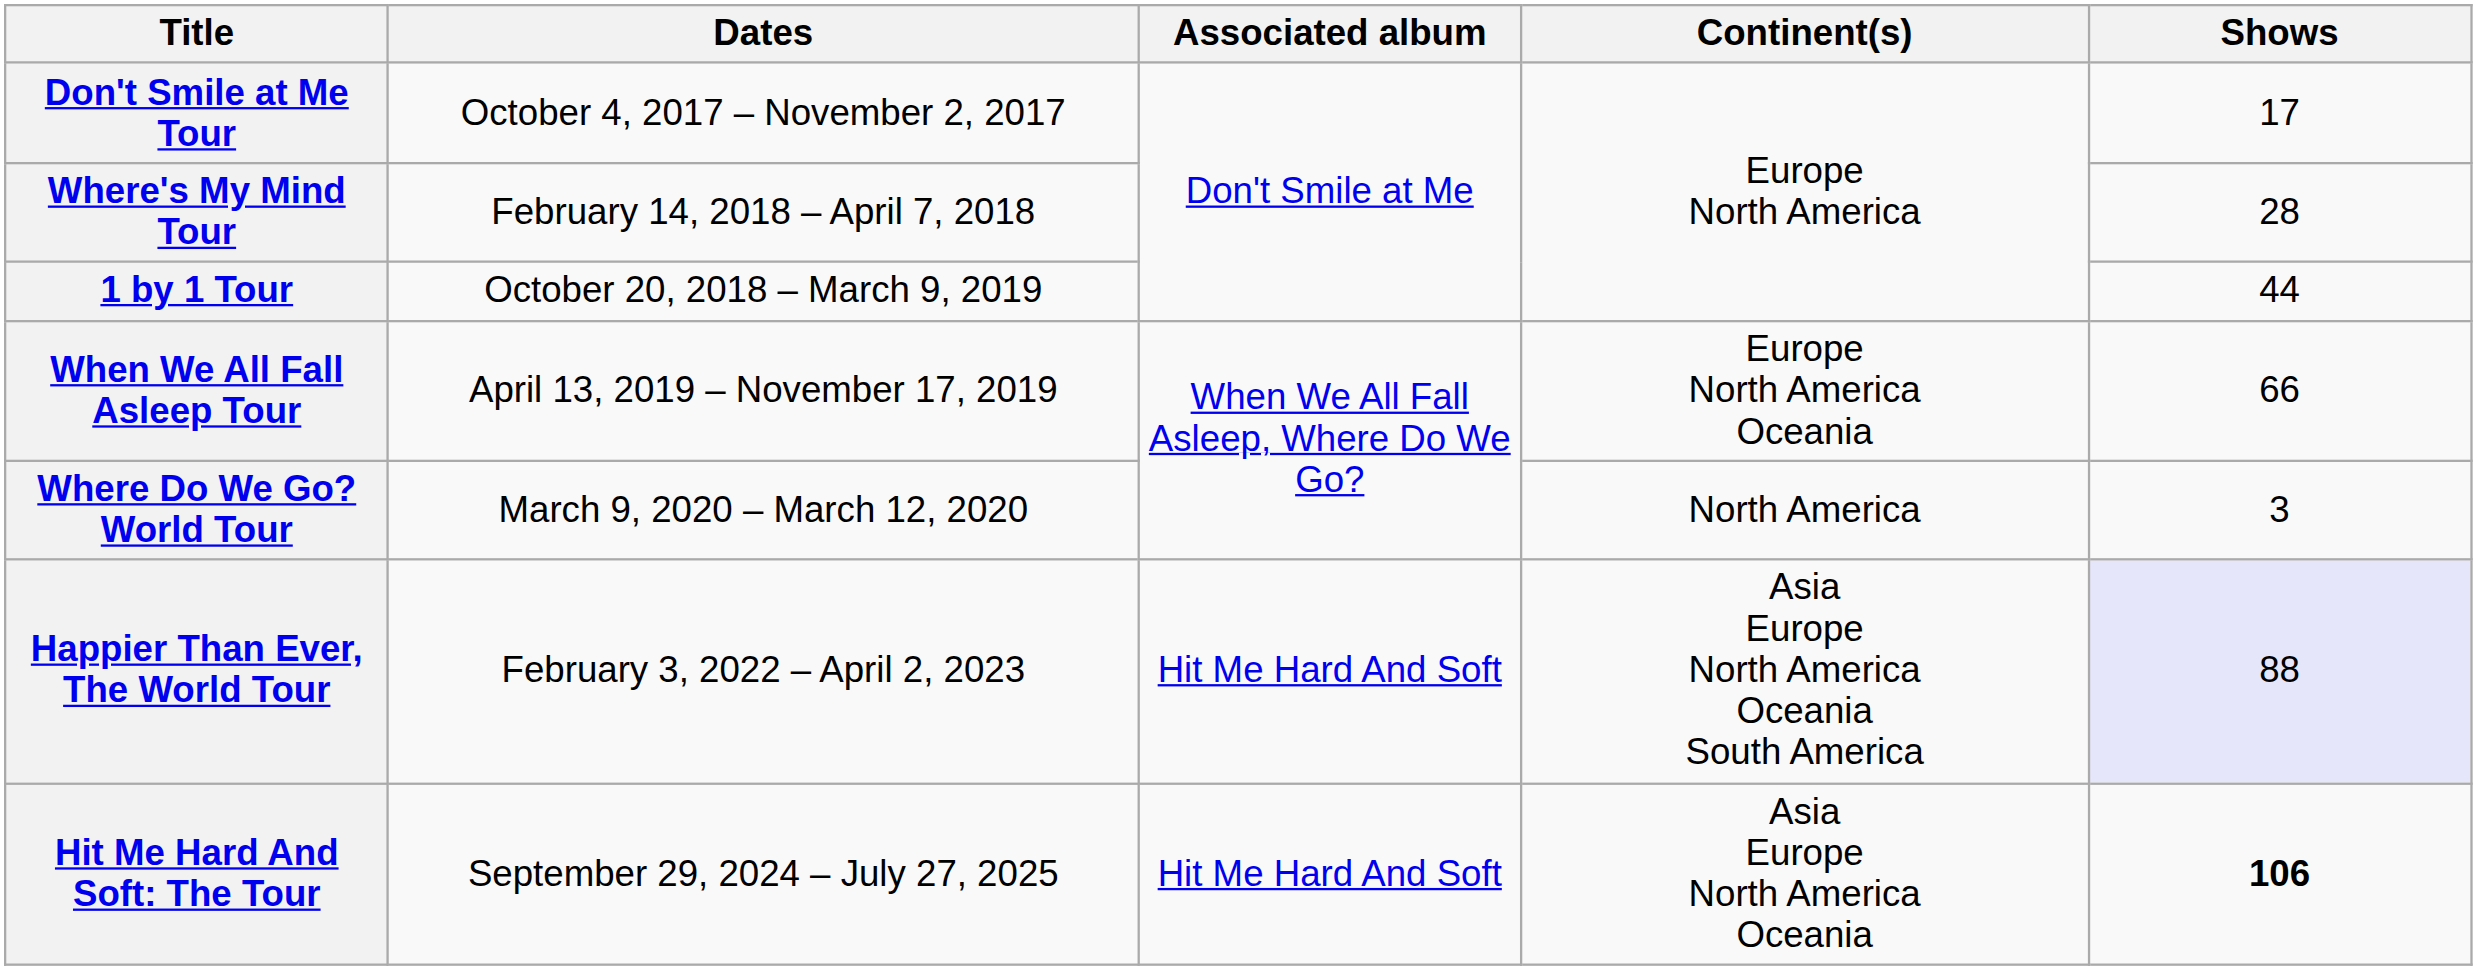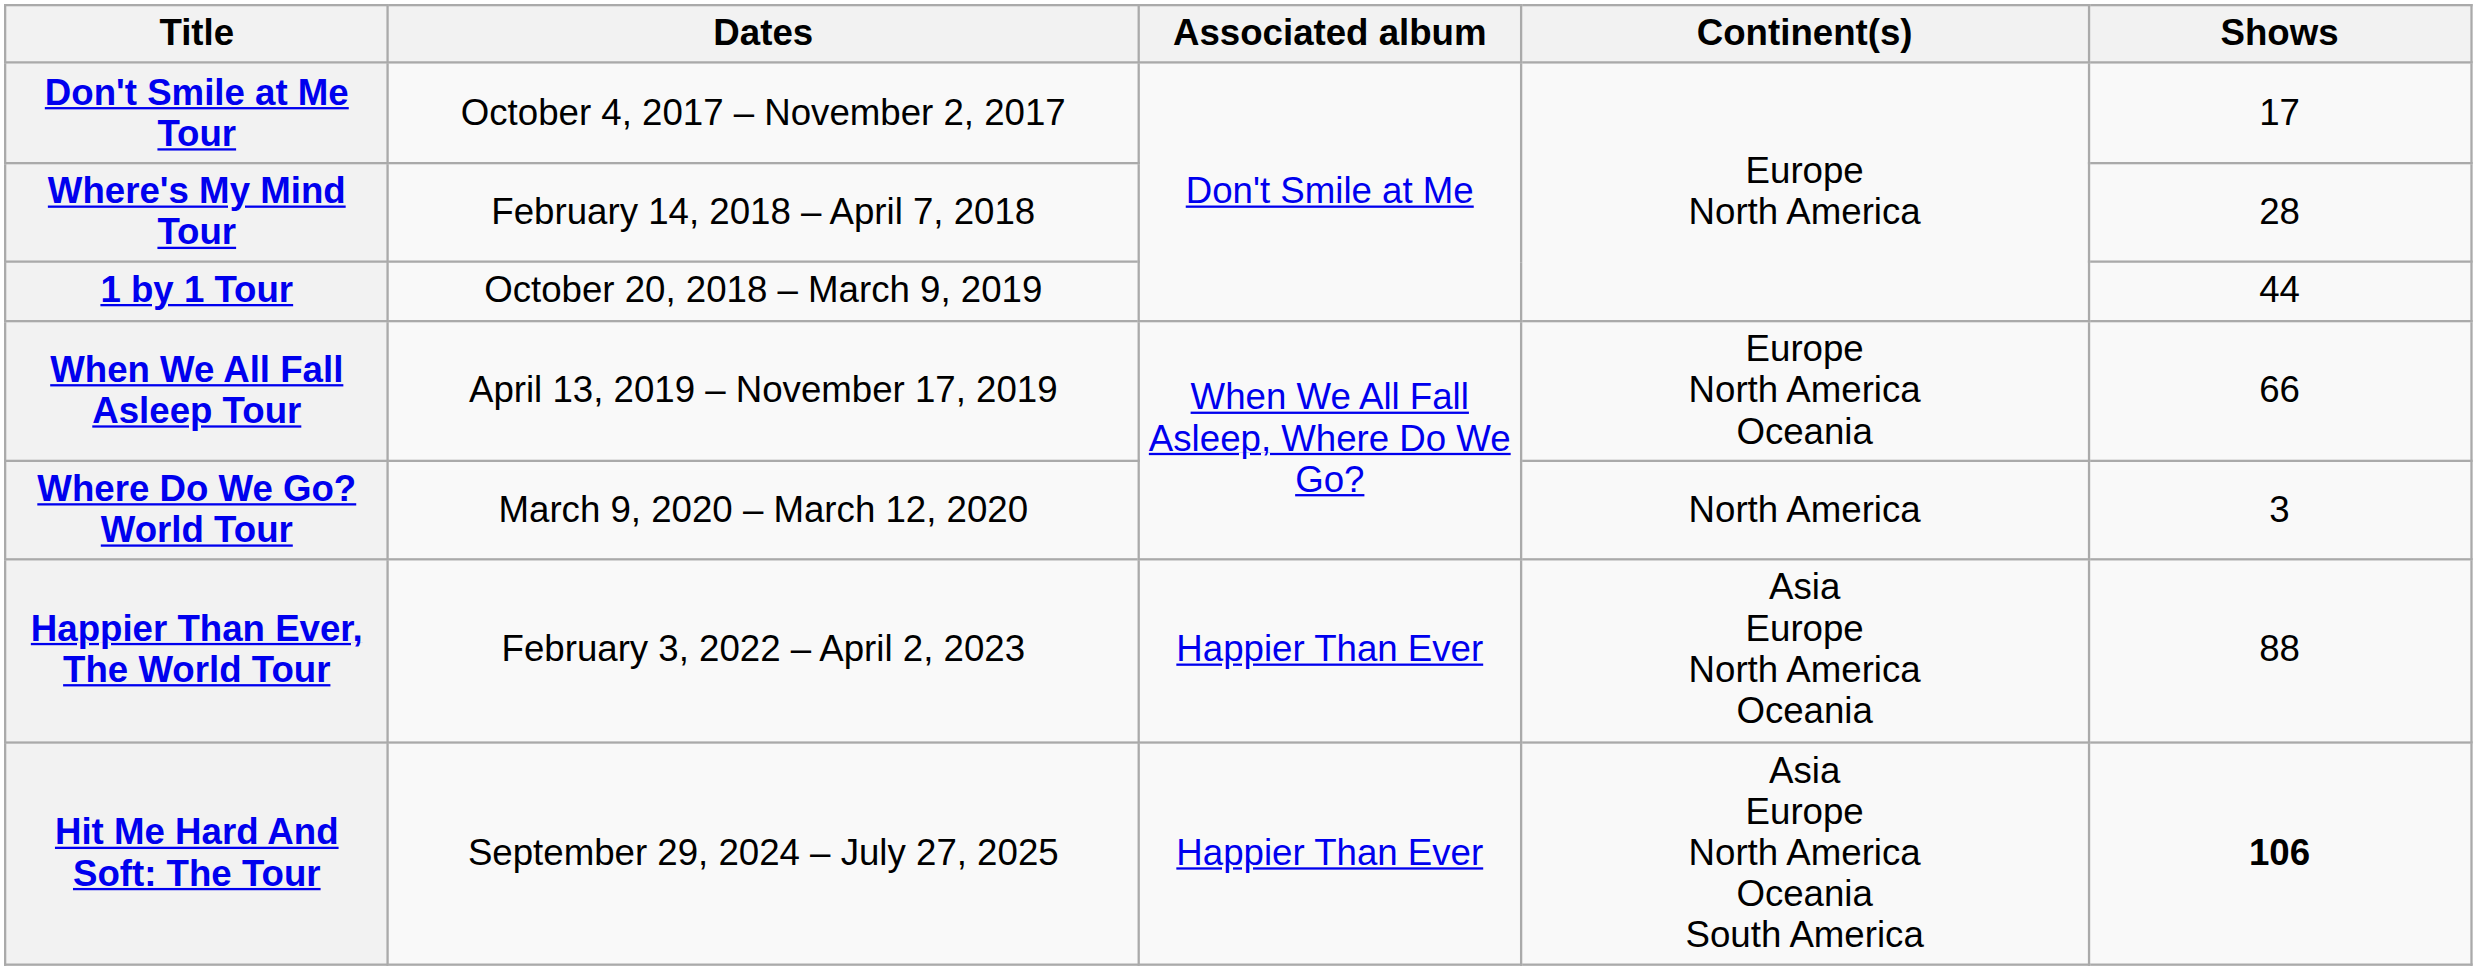(1330, 670) Hit Me Hard And Soft -> (1330, 650) Happier Than Ever
(1805, 670) Asia Europe North America Oceania South America -> (1805, 650) Asia Europe North America Oceania
(2280, 670) lavender background -> (2280, 650) no background
(1330, 873) Hit Me Hard And Soft -> (1330, 852) Happier Than Ever
(1805, 873) Asia Europe North America Oceania -> (1805, 852) Asia Europe North America Oceania South America
